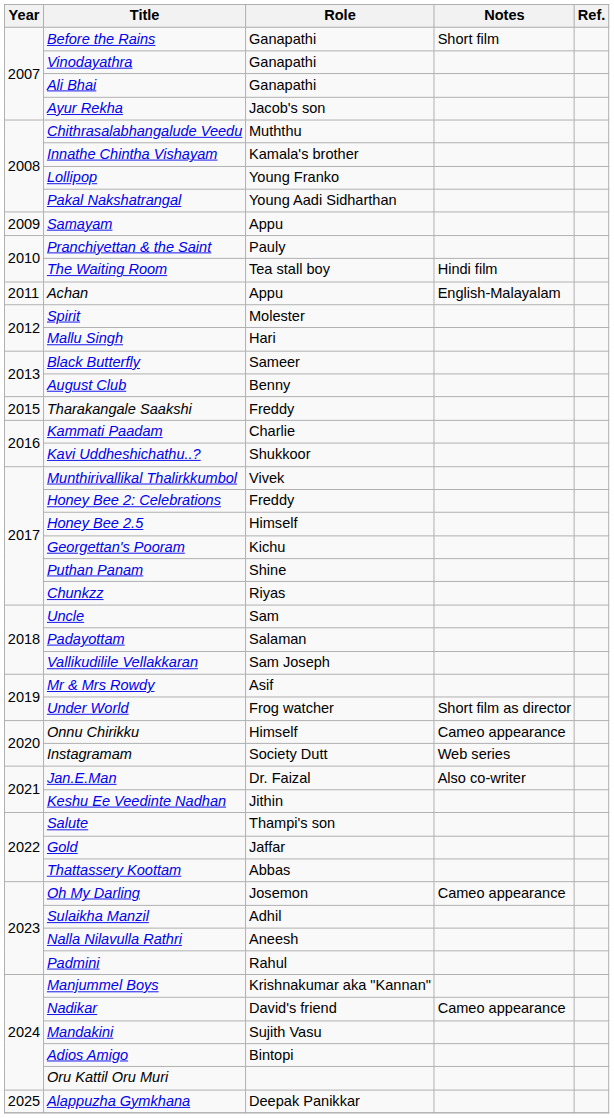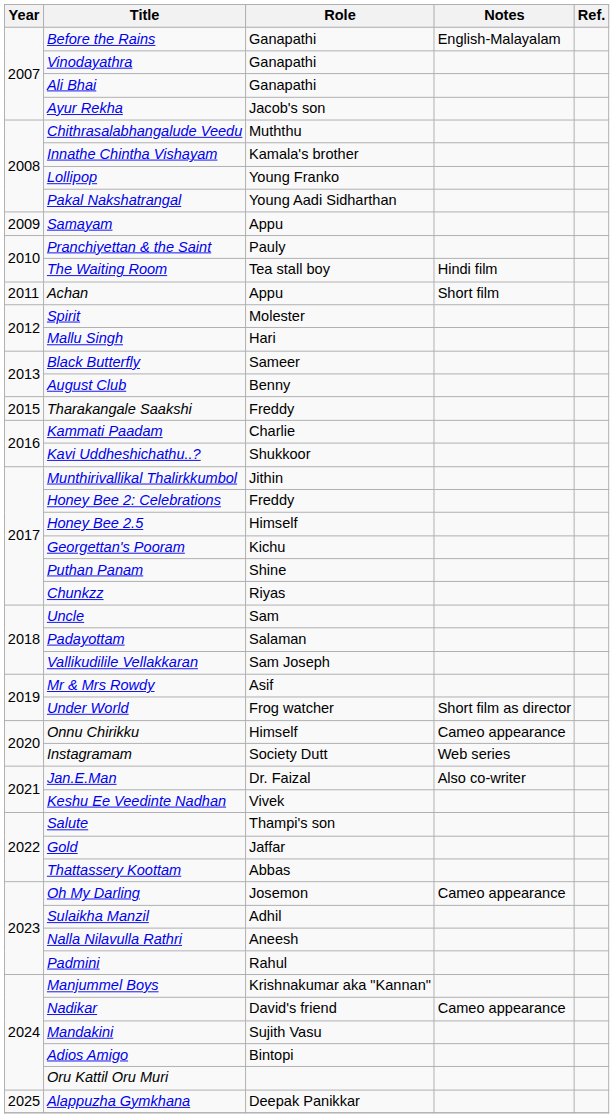(468, 39) Short film -> (499, 39) English-Malayalam
(499, 293) English-Malayalam -> (468, 293) Short film
(267, 477) Vivek -> (266, 477) Jithin
(266, 801) Jithin -> (267, 801) Vivek
